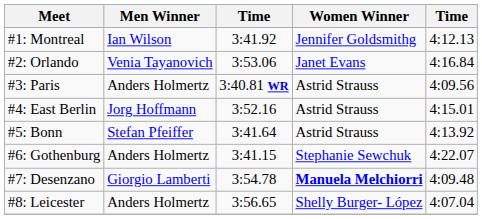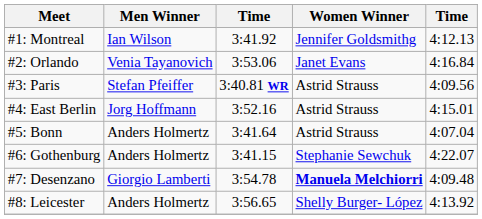(158, 86) Anders Holmertz -> (150, 86) Stefan Pfeiffer
(150, 132) Stefan Pfeiffer -> (158, 132) Anders Holmertz
(452, 132) 4:13.92 -> (452, 132) 4:07.04
(452, 202) 4:07.04 -> (452, 202) 4:13.92
